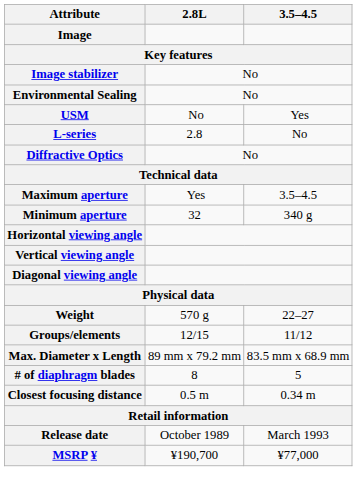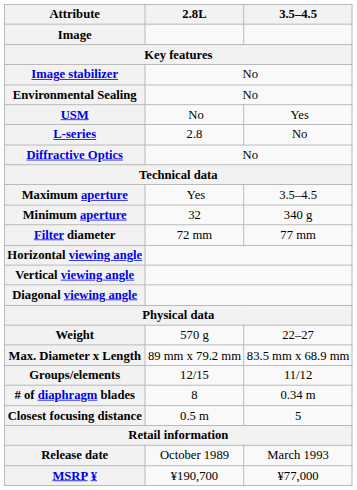+ row: (75, 235)
rows swapped: (75, 355) <-> (75, 335)
(298, 375) 5 -> (298, 395) 0.34 m
(298, 395) 0.34 m -> (298, 415) 5
